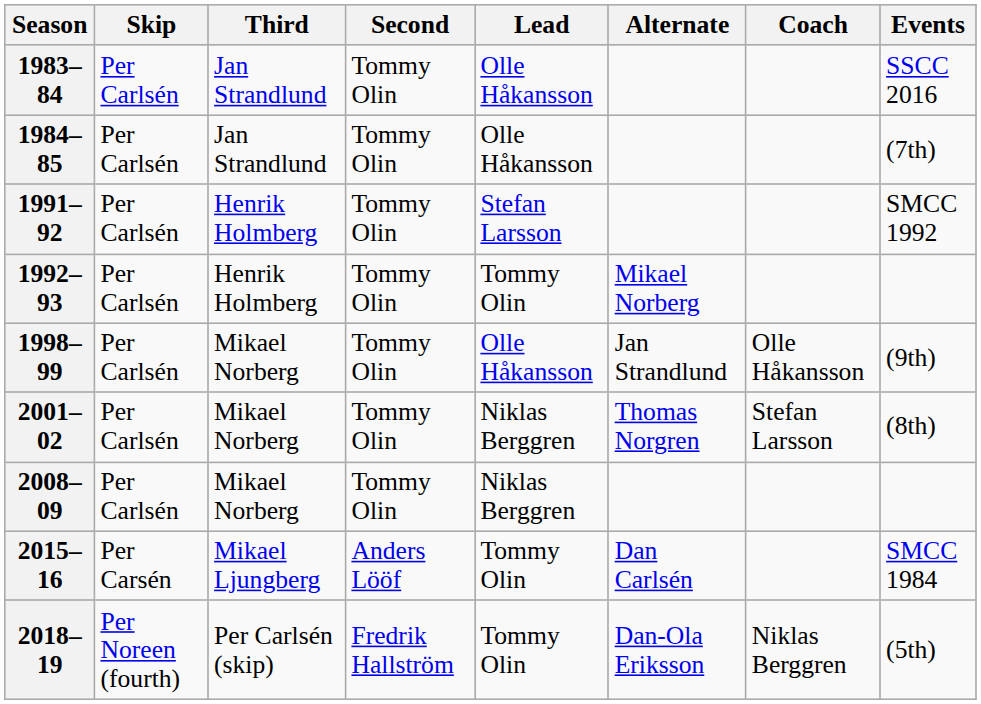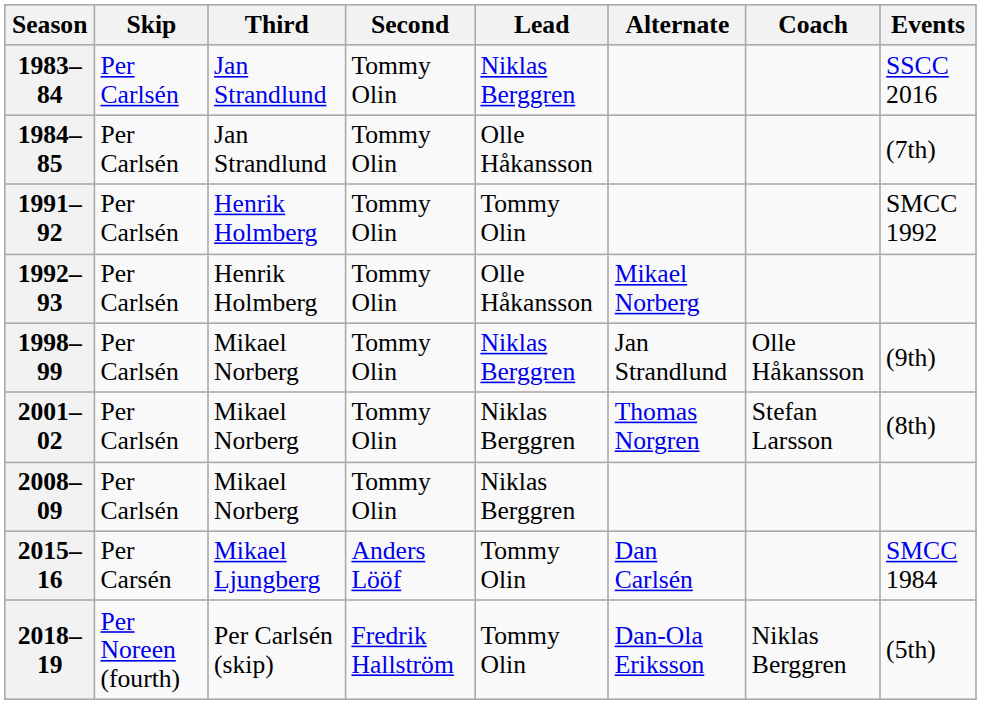(537, 79) Olle Håkansson -> (528, 79) Niklas Berggren
(521, 218) Stefan Larsson -> (520, 218) Tommy Olin
(520, 288) Tommy Olin -> (537, 288) Olle Håkansson
(537, 357) Olle Håkansson -> (528, 357) Niklas Berggren
